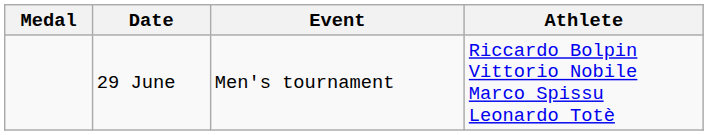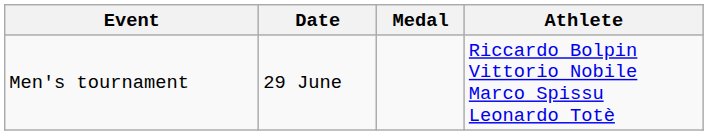columns swapped: (49, 20) <-> (337, 20)
